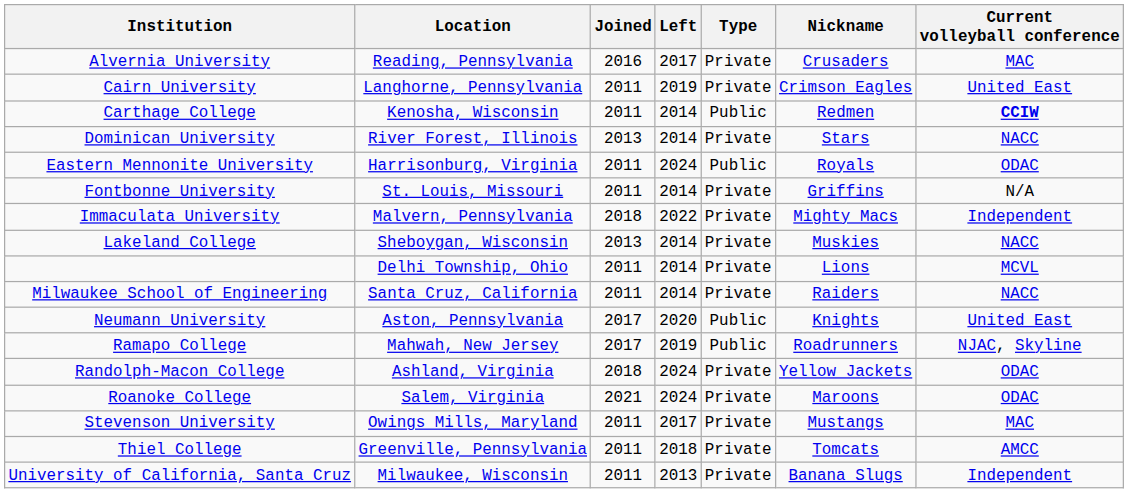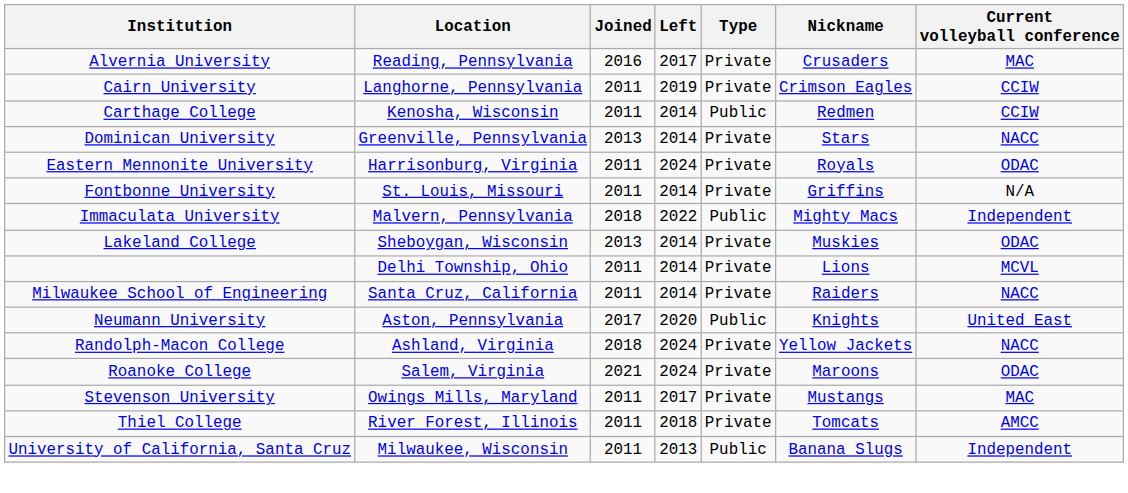(1020, 88) United East -> (1020, 88) CCIW
(1020, 113) bold -> (1020, 113) normal
(473, 139) River Forest, Illinois -> (473, 139) Greenville, Pennsylvania
(738, 165) Public -> (738, 165) Private
(738, 217) Private -> (738, 217) Public
(1020, 243) NACC -> (1020, 243) ODAC
- row: (180, 346)
(1020, 372) ODAC -> (1020, 346) NACC
(473, 449) Greenville, Pennsylvania -> (473, 424) River Forest, Illinois
(738, 475) Private -> (738, 449) Public
